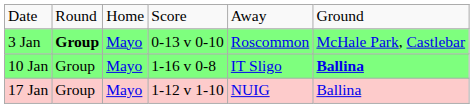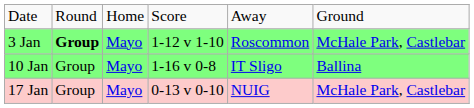(187, 41) 0-13 v 0-10 -> (187, 41) 1-12 v 1-10
(340, 66) bold -> (339, 66) normal
(187, 90) 1-12 v 1-10 -> (187, 90) 0-13 v 0-10
(339, 90) Ballina -> (391, 90) McHale Park, Castlebar
